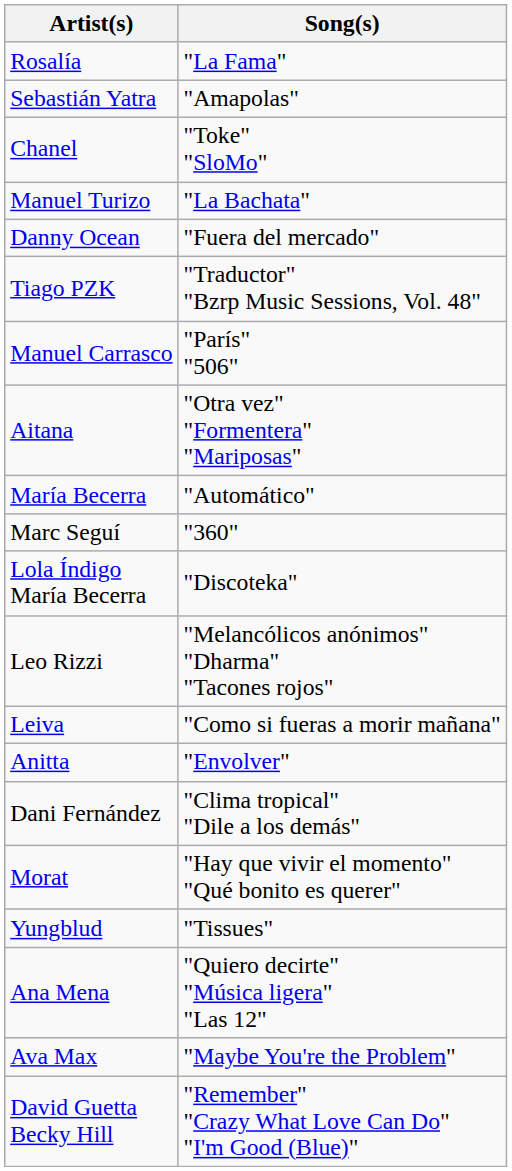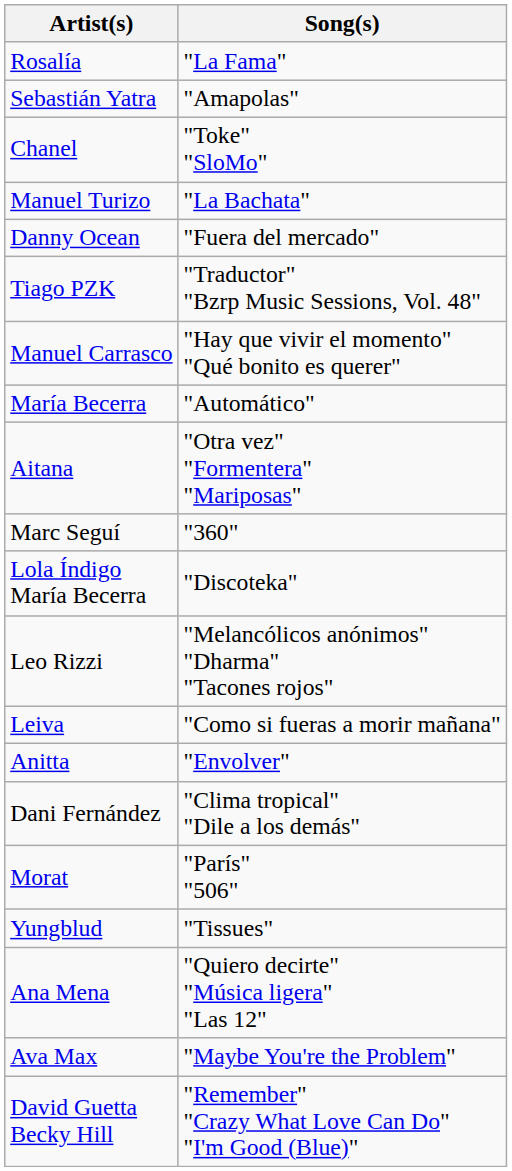(217, 352) "París" "506" -> (317, 352) "Hay que vivir el momento" "Qué bonito es querer"
rows swapped: (42, 430) <-> (78, 494)
(317, 877) "Hay que vivir el momento" "Qué bonito es querer" -> (217, 877) "París" "506"
